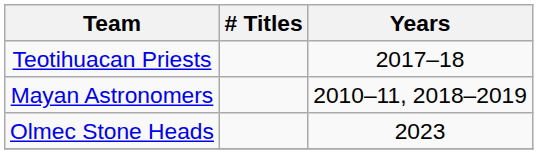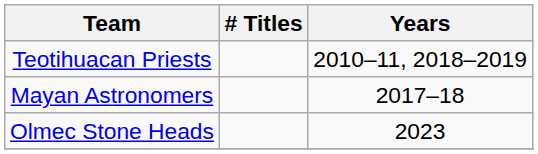(420, 59) 2017–18 -> (420, 59) 2010–11, 2018–2019
(420, 95) 2010–11, 2018–2019 -> (420, 95) 2017–18
